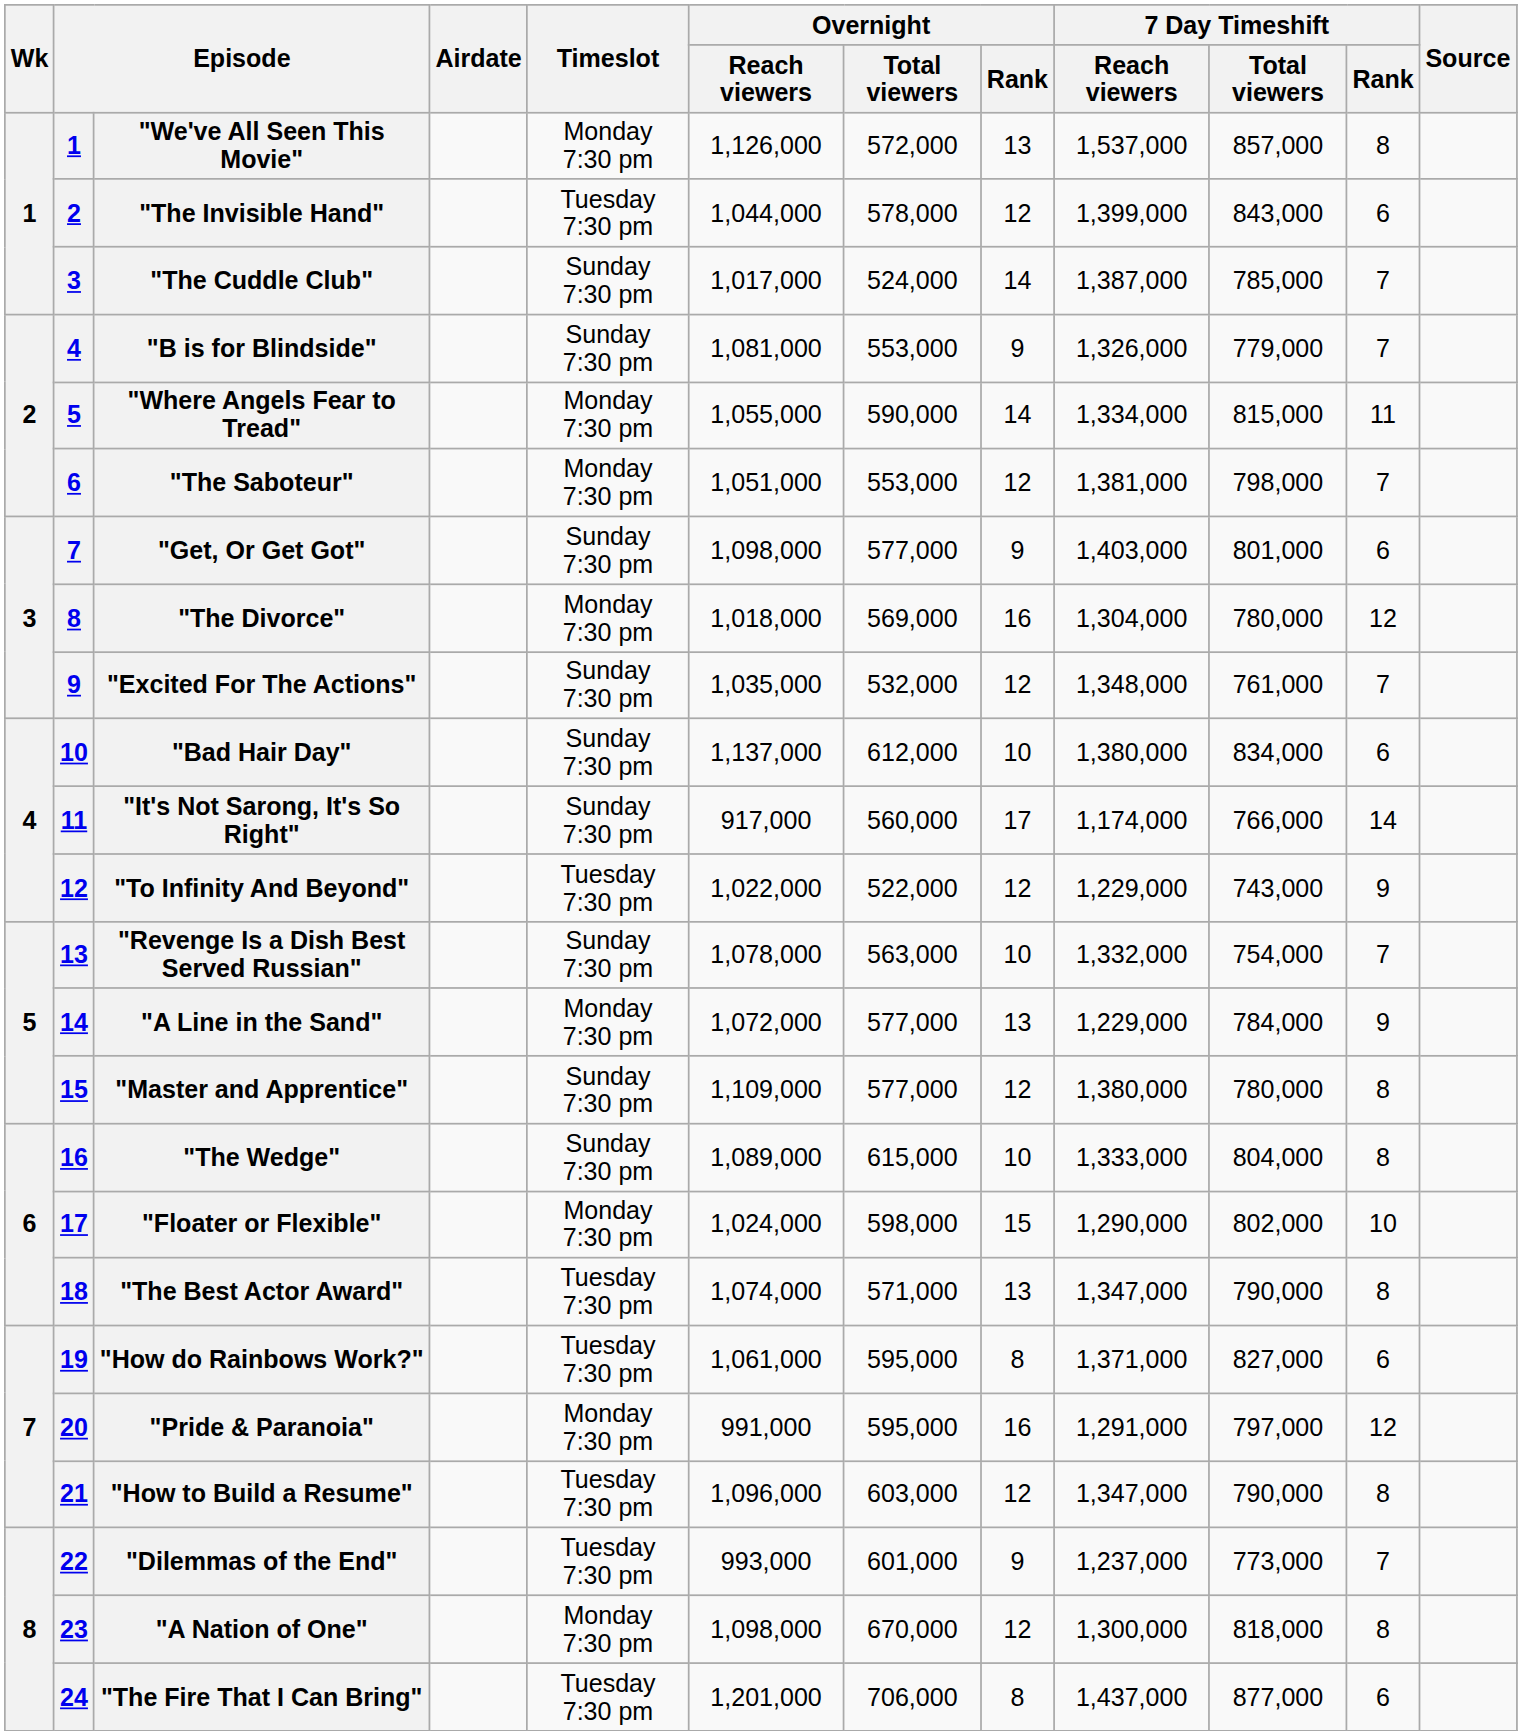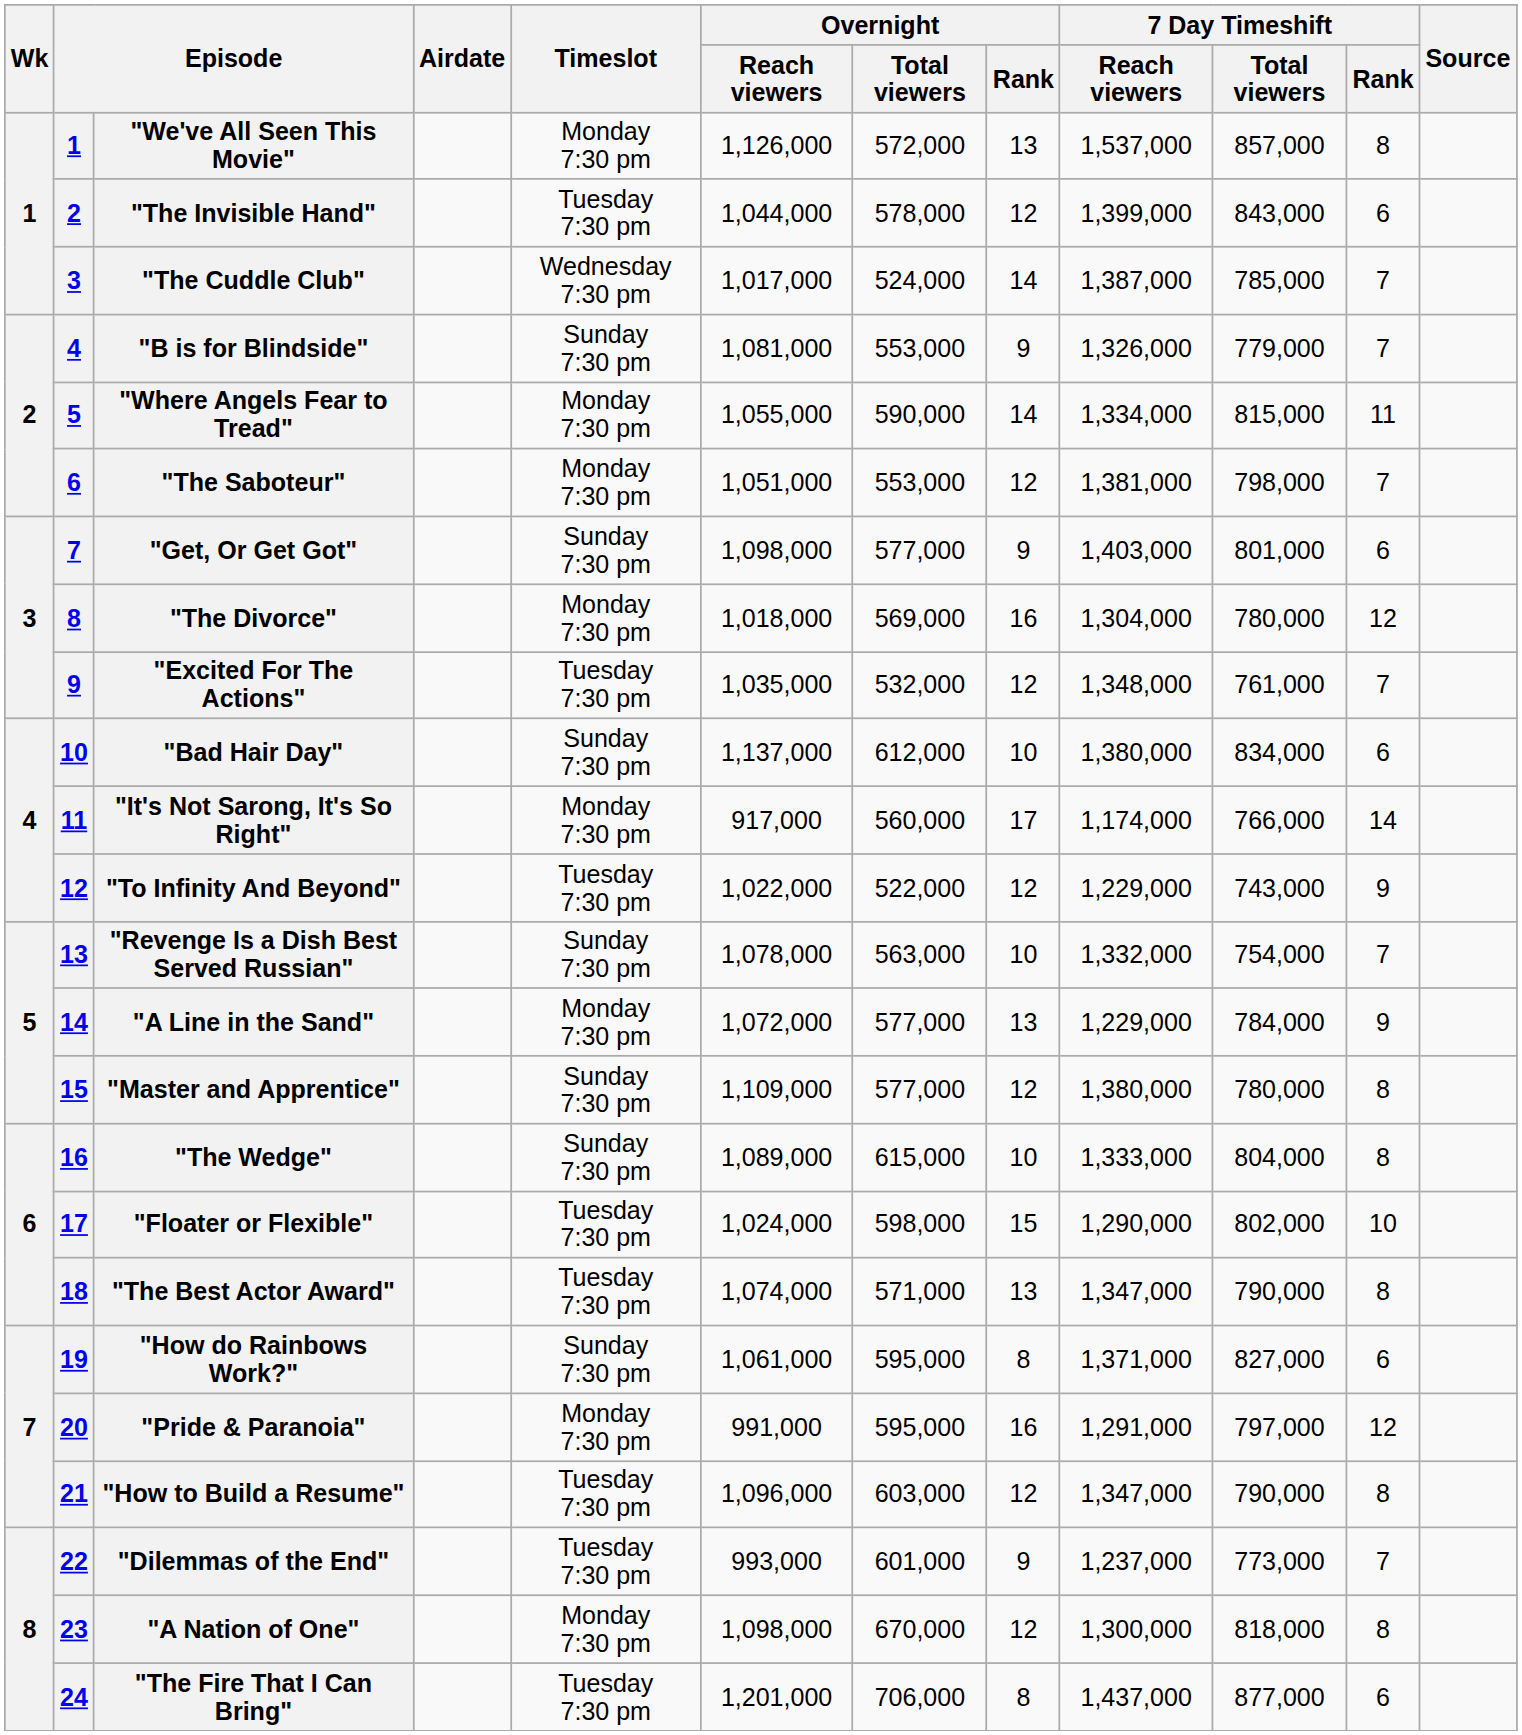(608, 281) Sunday 7:30 pm -> (606, 281) Wednesday 7:30 pm
(608, 685) Sunday 7:30 pm -> (606, 685) Tuesday 7:30 pm
(608, 820) Sunday 7:30 pm -> (606, 820) Monday 7:30 pm
(608, 1225) Monday 7:30 pm -> (606, 1225) Tuesday 7:30 pm
(608, 1360) Tuesday 7:30 pm -> (606, 1360) Sunday 7:30 pm
